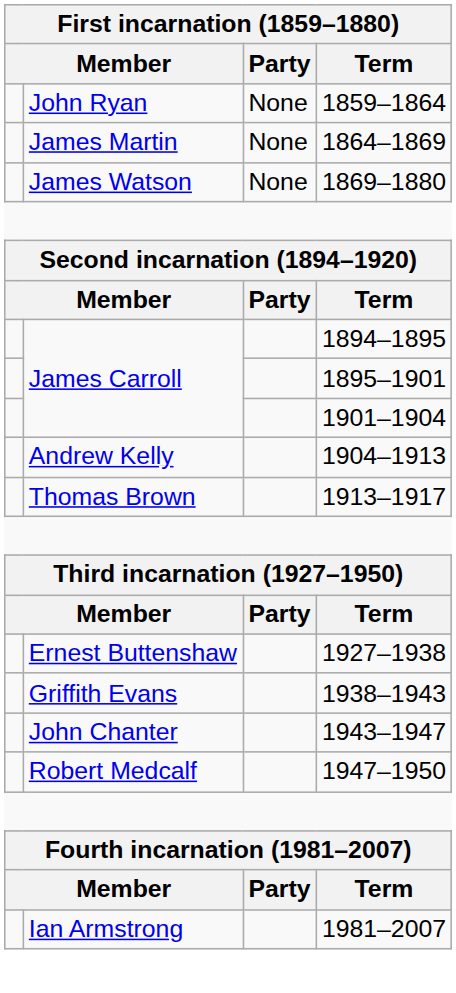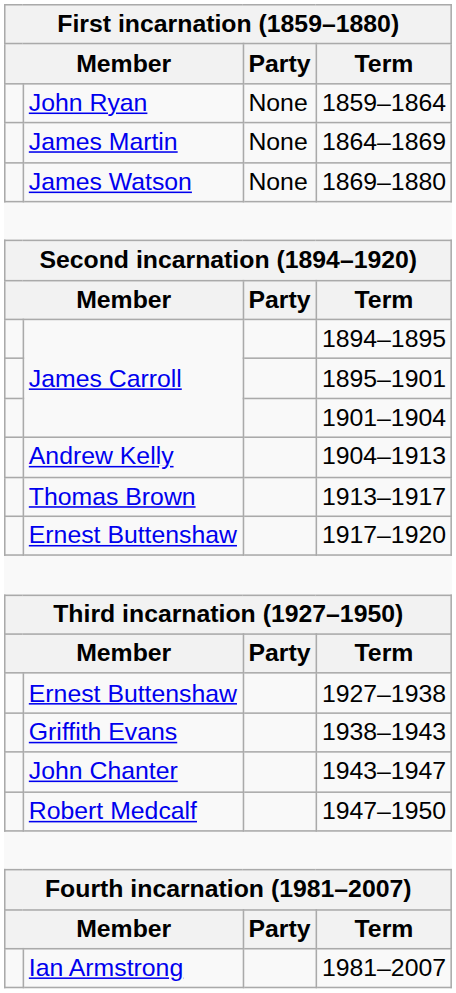+ row: (133, 535)
